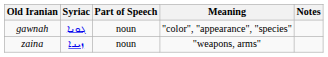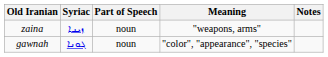rows swapped: (32, 28) <-> (32, 44)
